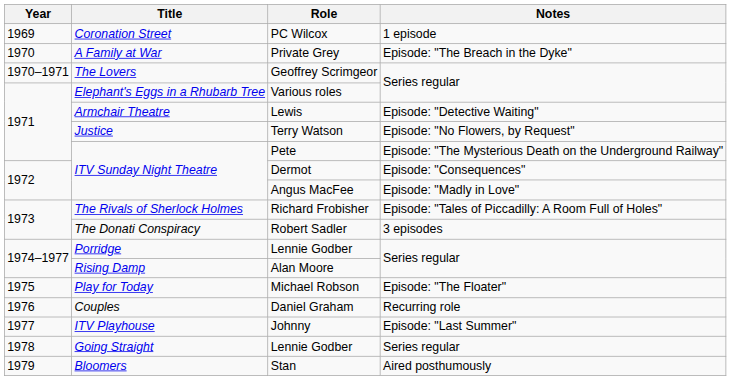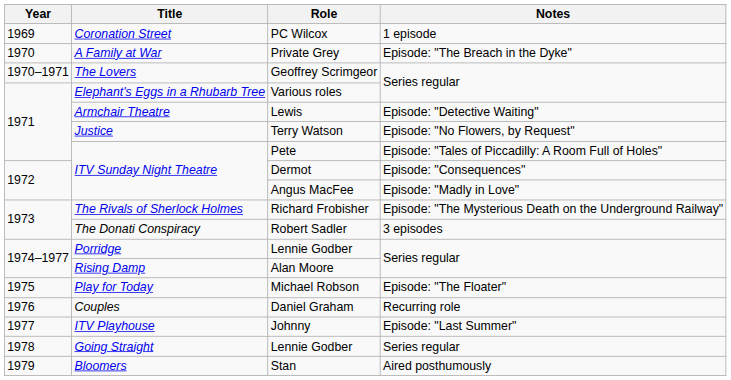(553, 151) Episode: "The Mysterious Death on the Underground Railway" -> (523, 151) Episode: "Tales of Piccadilly: A Room Full of Holes"
(523, 209) Episode: "Tales of Piccadilly: A Room Full of Holes" -> (553, 209) Episode: "The Mysterious Death on the Underground Railway"
